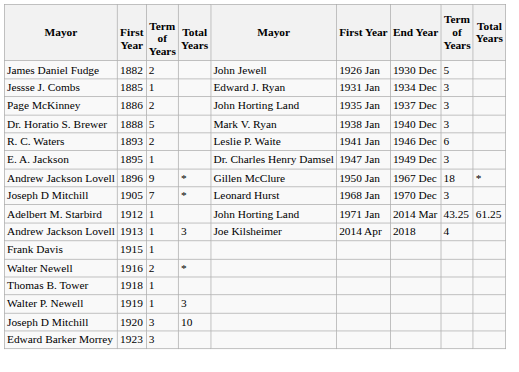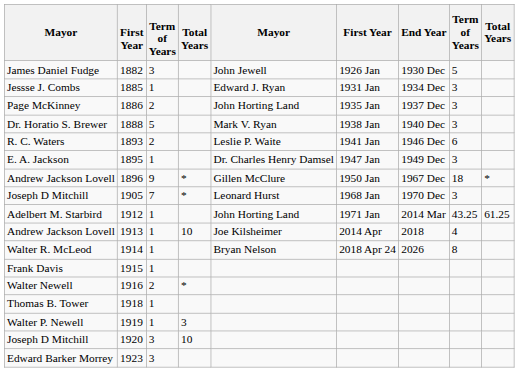(152, 69) 2 -> (152, 69) 3
(184, 232) 3 -> (187, 232) 10
+ row: (131, 250)
